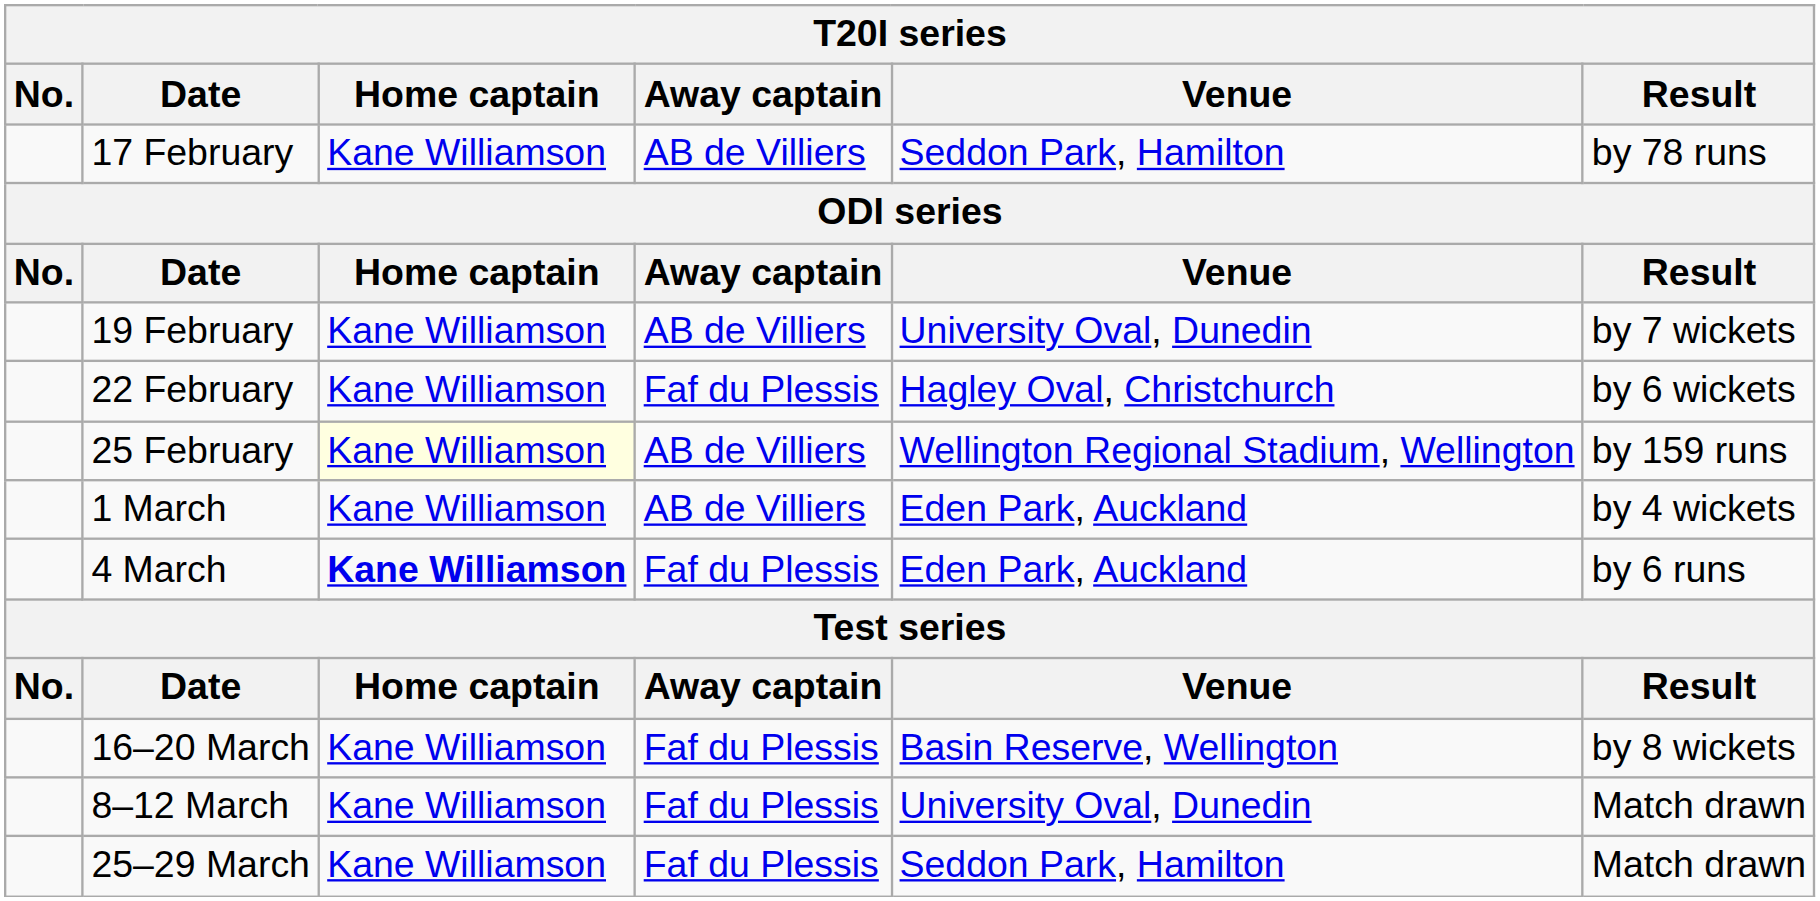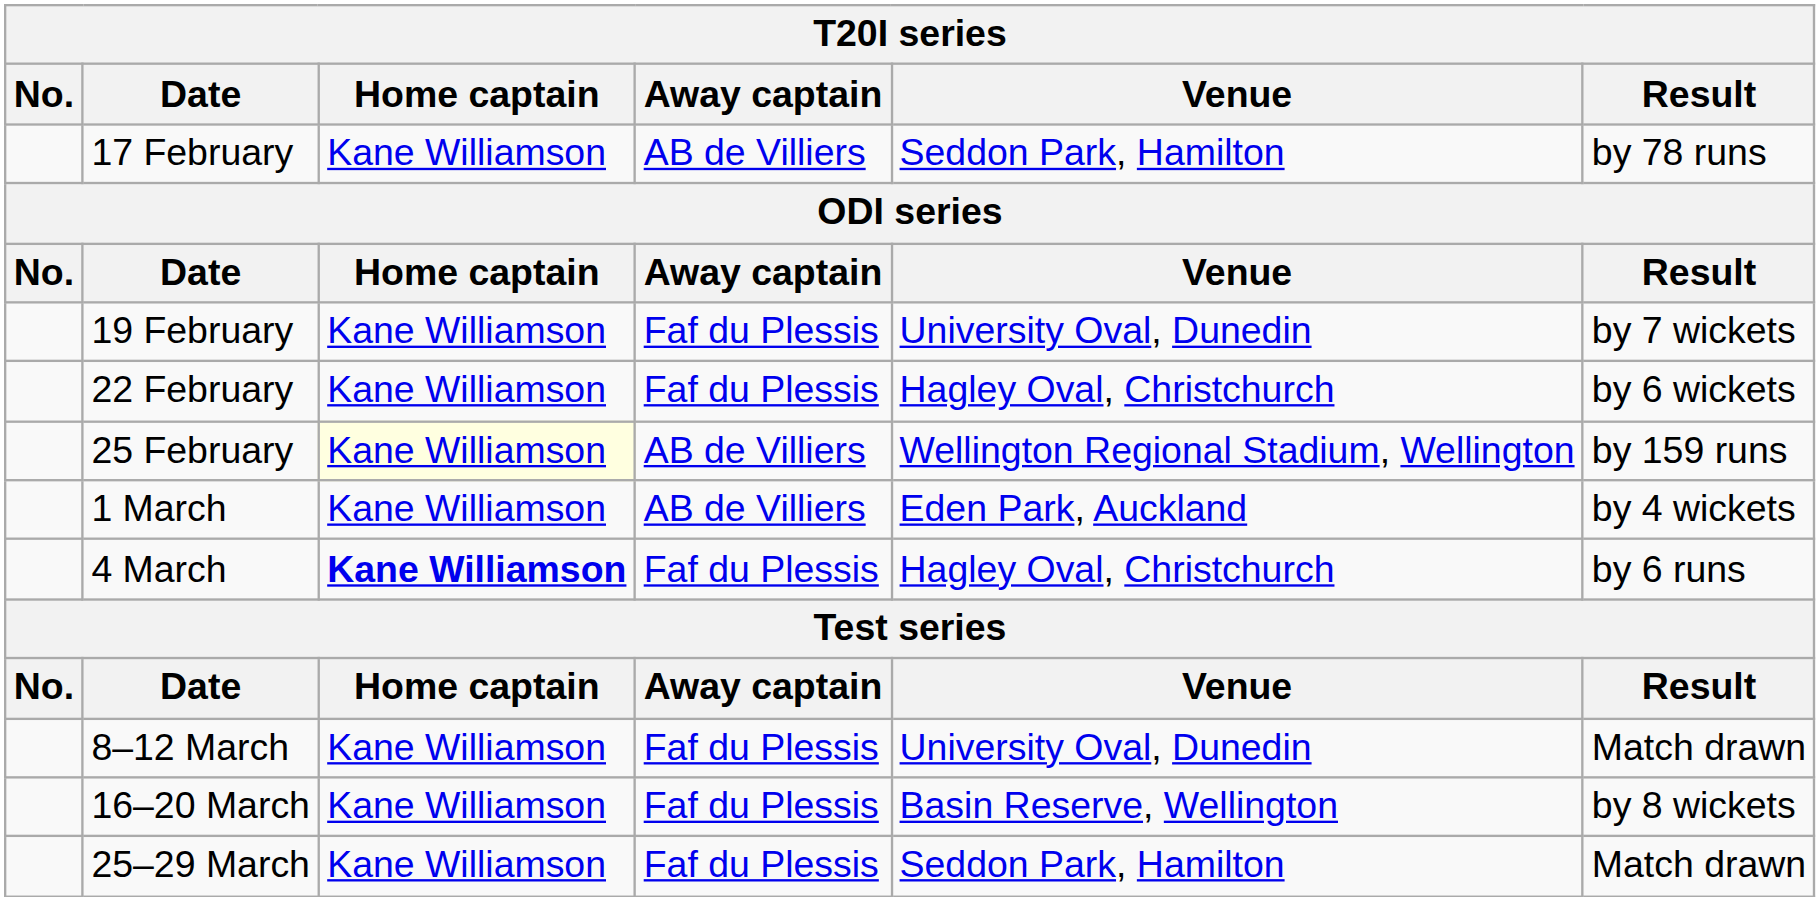(755, 331) AB de Villiers -> (761, 331) Faf du Plessis
(1073, 568) Eden Park, Auckland -> (1117, 568) Hagley Oval, Christchurch
rows swapped: (190, 806) <-> (201, 746)
